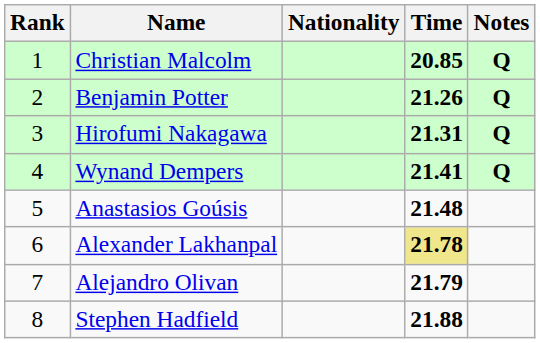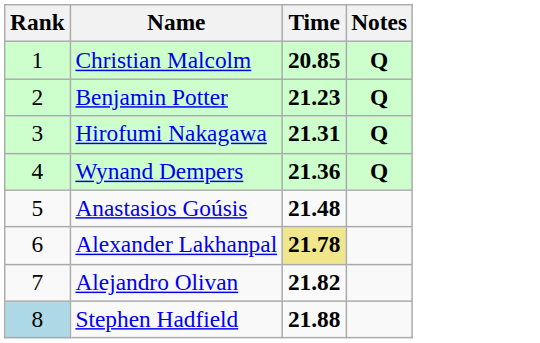- column: (344, 23)
(437, 97) 21.26 -> (314, 97) 21.23
(437, 171) 21.41 -> (314, 171) 21.36
(437, 282) 21.79 -> (314, 282) 21.82
(37, 319) no background -> (37, 319) lightblue background
